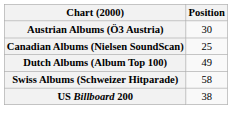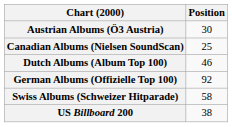(207, 63) 49 -> (207, 63) 46
+ row: (95, 79)
